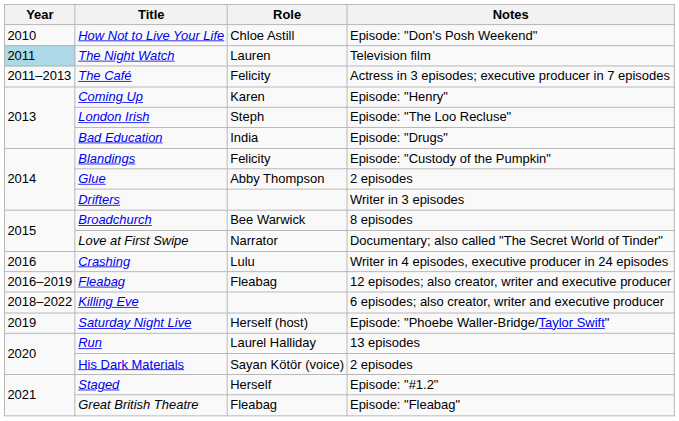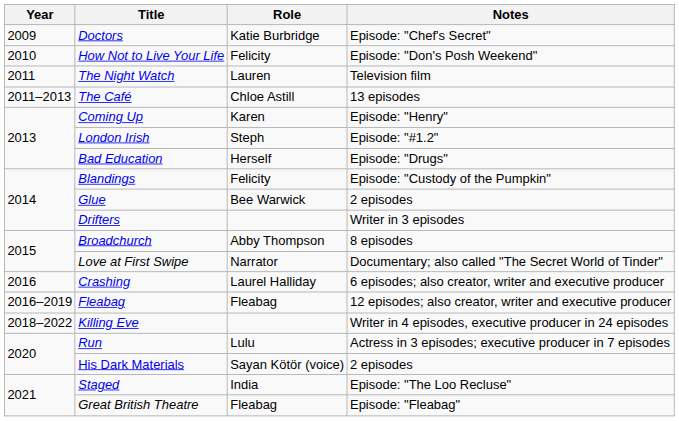+ row: (101, 35)
(262, 35) Chloe Astill -> (250, 55) Felicity
(21, 55) lightblue background -> (21, 76) no background
(250, 76) Felicity -> (262, 96) Chloe Astill
(510, 76) Actress in 3 episodes; executive producer in 7 episodes -> (385, 96) 13 episodes
(431, 117) Episode: "The Loo Recluse" -> (394, 138) Episode: "#1.2"
(244, 138) India -> (251, 158) Herself
(277, 179) Abby Thompson -> (268, 199) Bee Warwick
(268, 220) Bee Warwick -> (277, 240) Abby Thompson
(242, 261) Lulu -> (273, 281) Laurel Halliday
(509, 261) Writer in 4 episodes, executive producer in 24 episodes -> (507, 281) 6 episodes; also creator, writer and executive producer
(507, 302) 6 episodes; also creator, writer and executive producer -> (509, 323) Writer in 4 episodes, executive producer in 24 episodes
- row: (135, 323)
(273, 343) Laurel Halliday -> (242, 343) Lulu
(385, 343) 13 episodes -> (510, 343) Actress in 3 episodes; executive producer in 7 episodes
(251, 384) Herself -> (244, 384) India
(394, 384) Episode: "#1.2" -> (431, 384) Episode: "The Loo Recluse"
